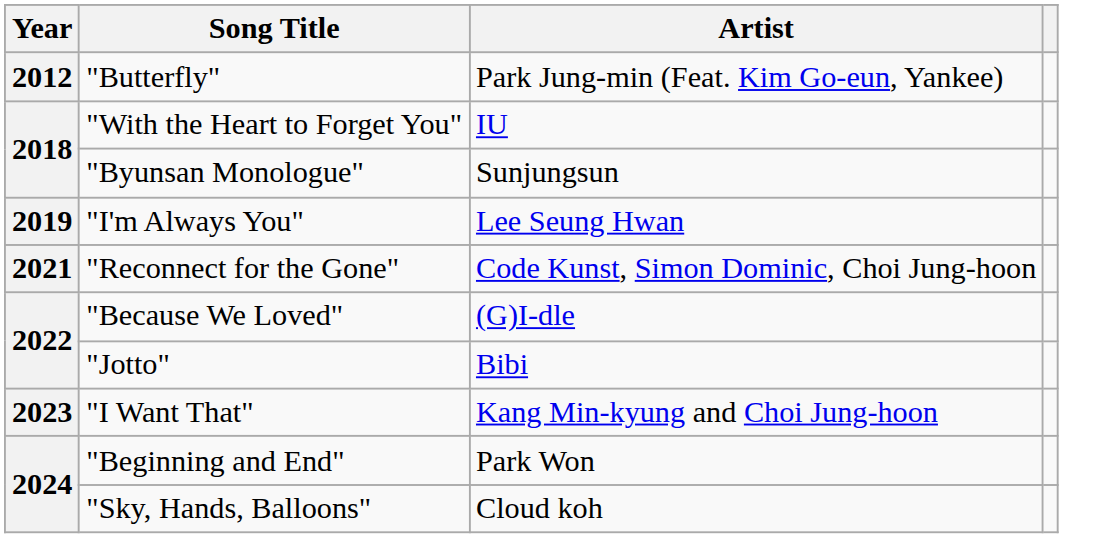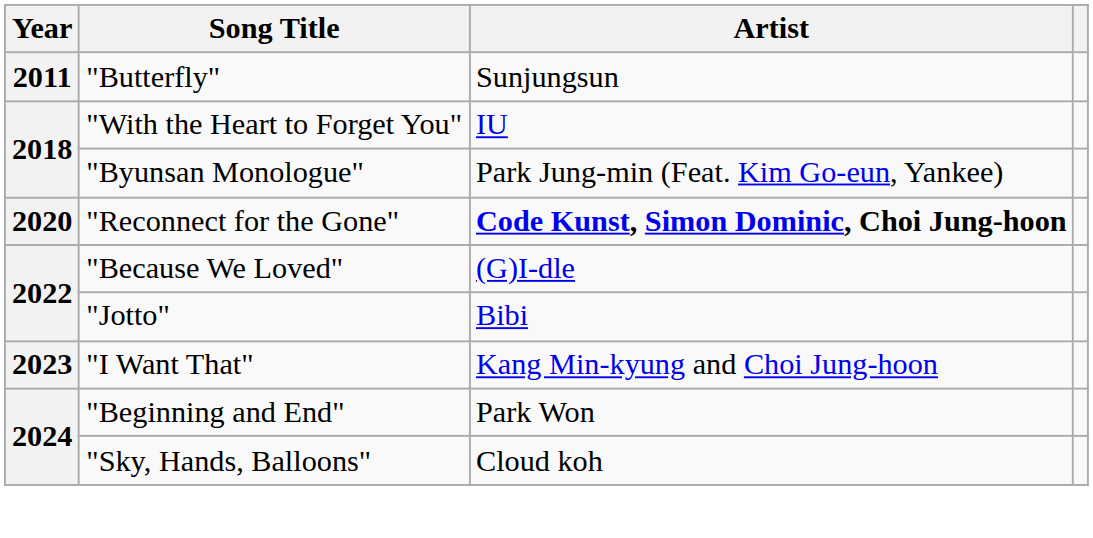(42, 76) 2012 -> (42, 76) 2011
(740, 76) Park Jung-min (Feat. Kim Go-eun, Yankee) -> (547, 76) Sunjungsun
(547, 172) Sunjungsun -> (740, 172) Park Jung-min (Feat. Kim Go-eun, Yankee)
- row: (195, 220)
(42, 268) 2021 -> (42, 220) 2020
(756, 268) normal -> (771, 220) bold
